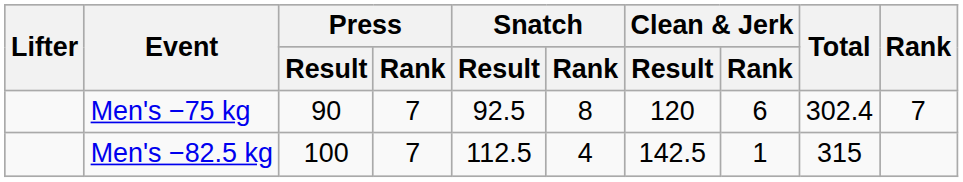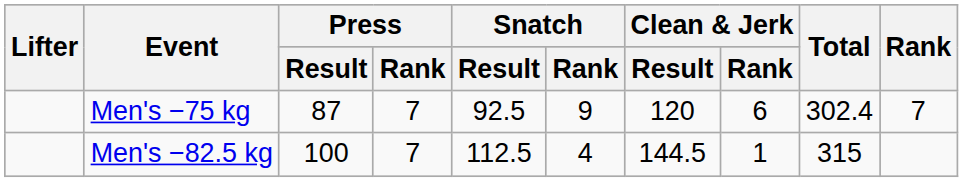(326, 111) 90 -> (326, 111) 87
(585, 111) 8 -> (585, 111) 9
(672, 153) 142.5 -> (672, 153) 144.5
